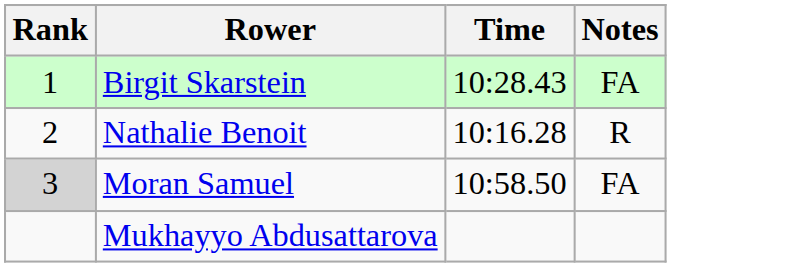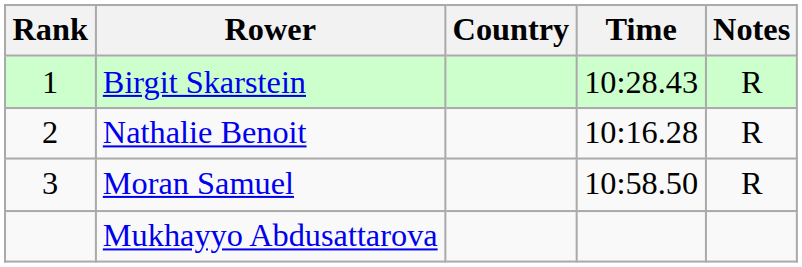+ column: (511, 30)
(620, 81) FA -> (752, 81) R
(50, 183) lightgrey background -> (50, 183) no background
(620, 183) FA -> (752, 183) R
